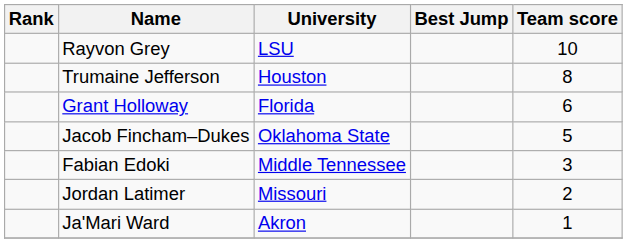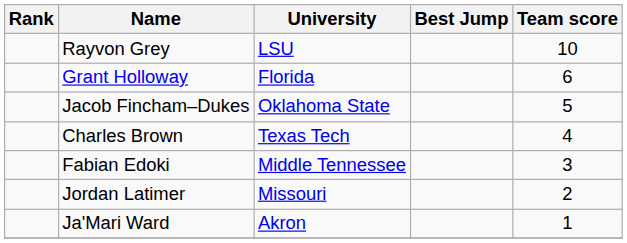- row: (141, 77)
+ row: (123, 135)
